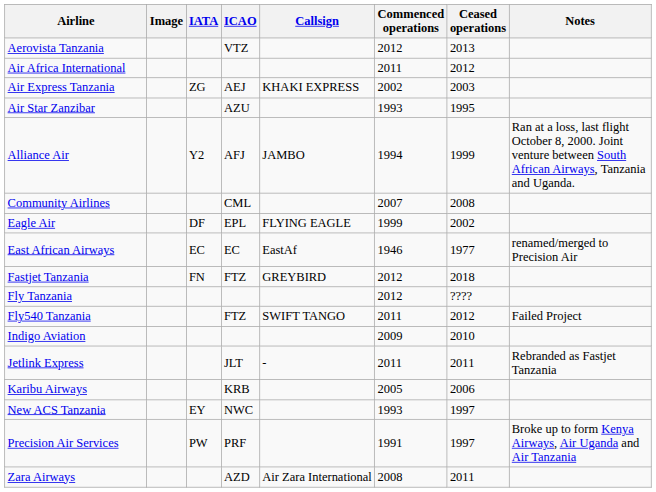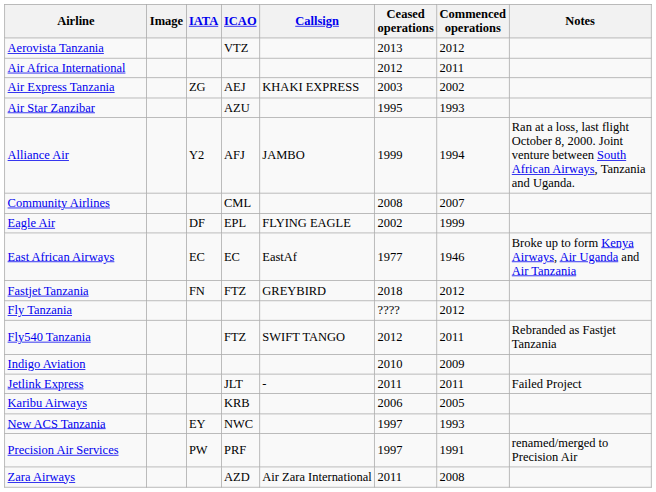columns swapped: (411, 21) <-> (478, 21)
(560, 249) renamed/merged to Precision Air -> (576, 256) Broke up to form Kenya Airways, Air Uganda and Air Tanzania
(547, 316) Failed Project -> (564, 337) Rebranded as Fastjet Tanzania
(564, 362) Rebranded as Fastjet Tanzania -> (547, 384) Failed Project
(576, 443) Broke up to form Kenya Airways, Air Uganda and Air Tanzania -> (560, 450) renamed/merged to Precision Air
